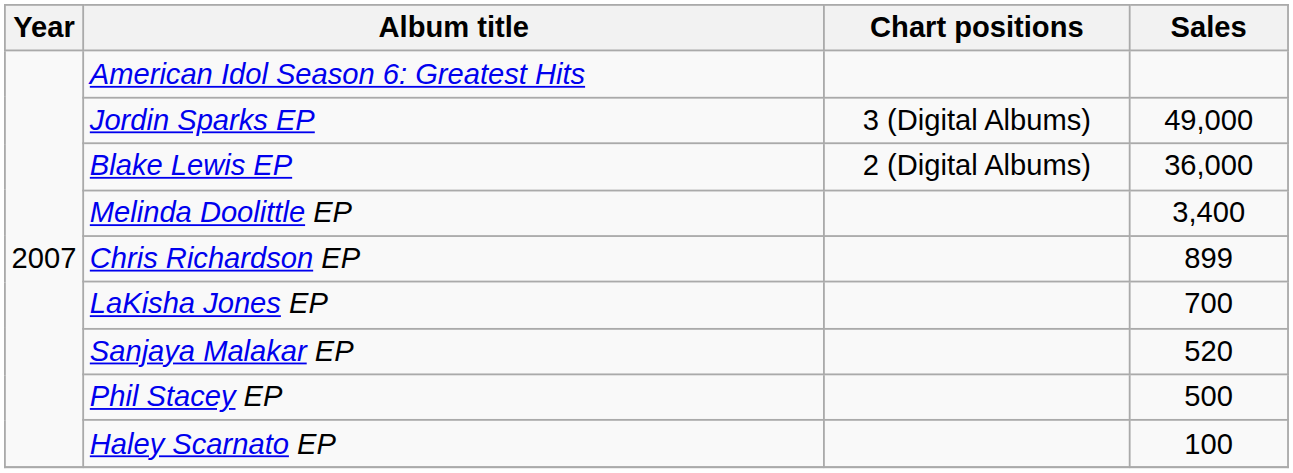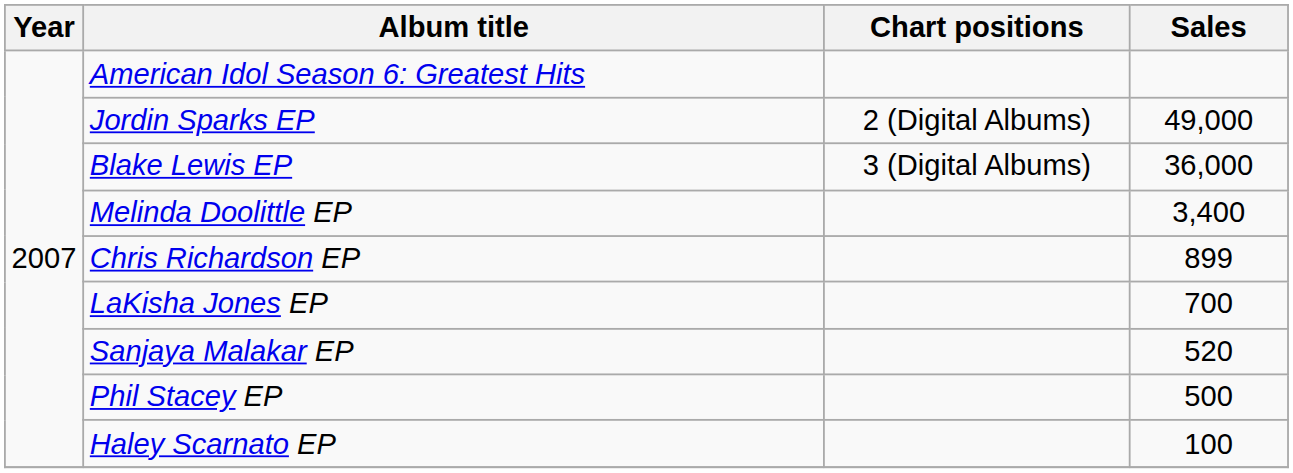(977, 119) 3 (Digital Albums) -> (977, 119) 2 (Digital Albums)
(977, 166) 2 (Digital Albums) -> (977, 166) 3 (Digital Albums)
